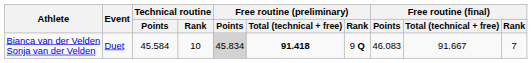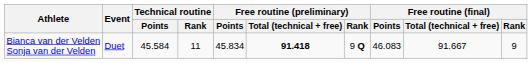(195, 46) 10 -> (195, 46) 11
(230, 46) lightgrey background -> (230, 46) no background
(514, 46) 7 -> (514, 46) 9
